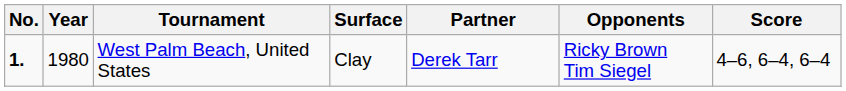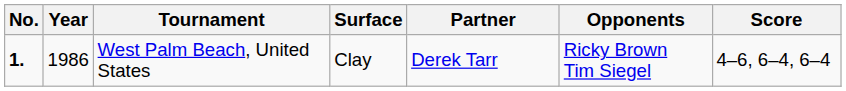(68, 60) 1980 -> (68, 60) 1986
